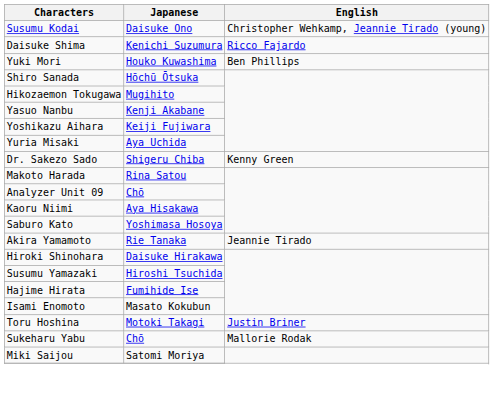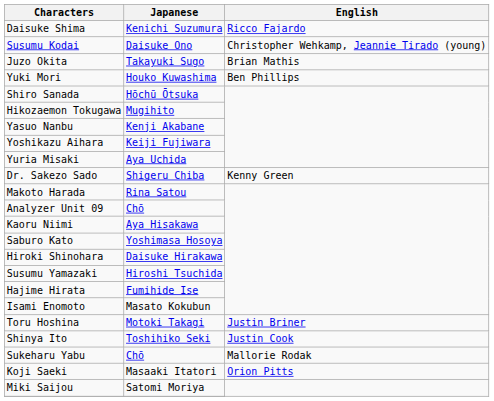rows swapped: (43, 29) <-> (46, 45)
+ row: (37, 61)
- row: (49, 241)
+ row: (37, 339)
+ row: (37, 371)
